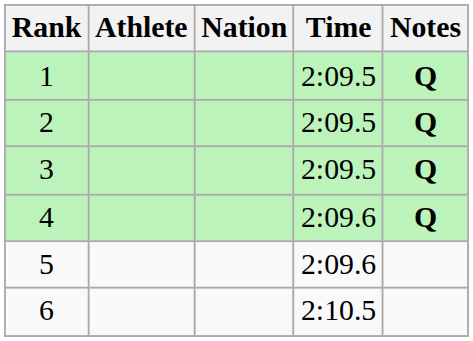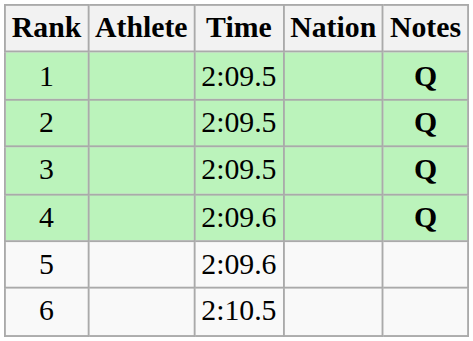columns swapped: (244, 28) <-> (339, 28)
